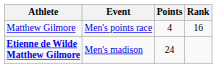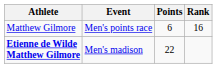(170, 28) 4 -> (170, 28) 6
(170, 50) 24 -> (170, 50) 22
